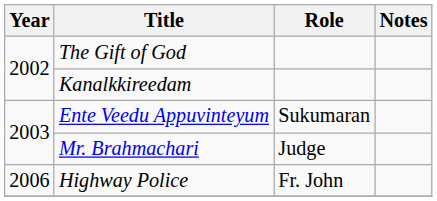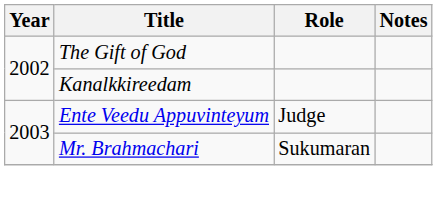(324, 116) Sukumaran -> (302, 116) Judge
(302, 148) Judge -> (324, 148) Sukumaran
- row: (124, 180)
